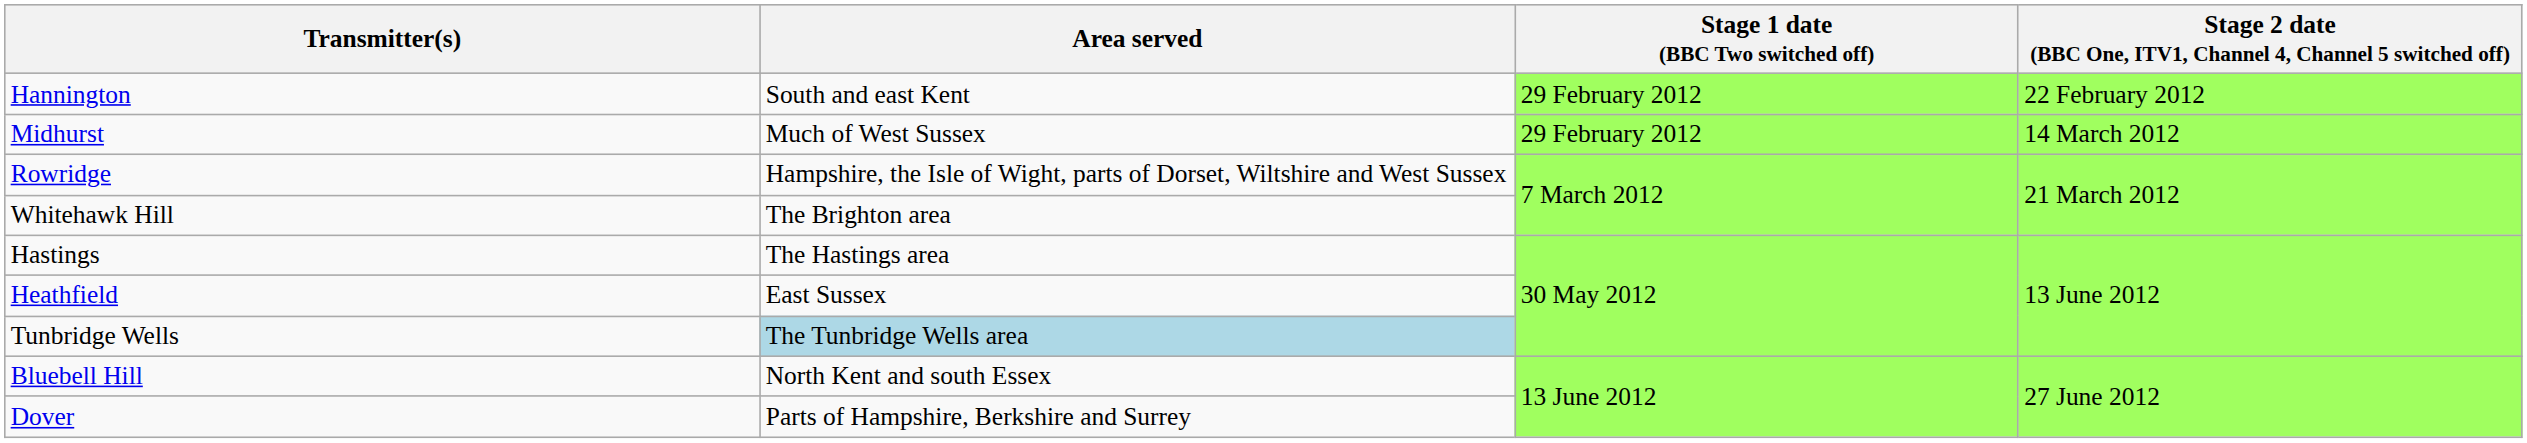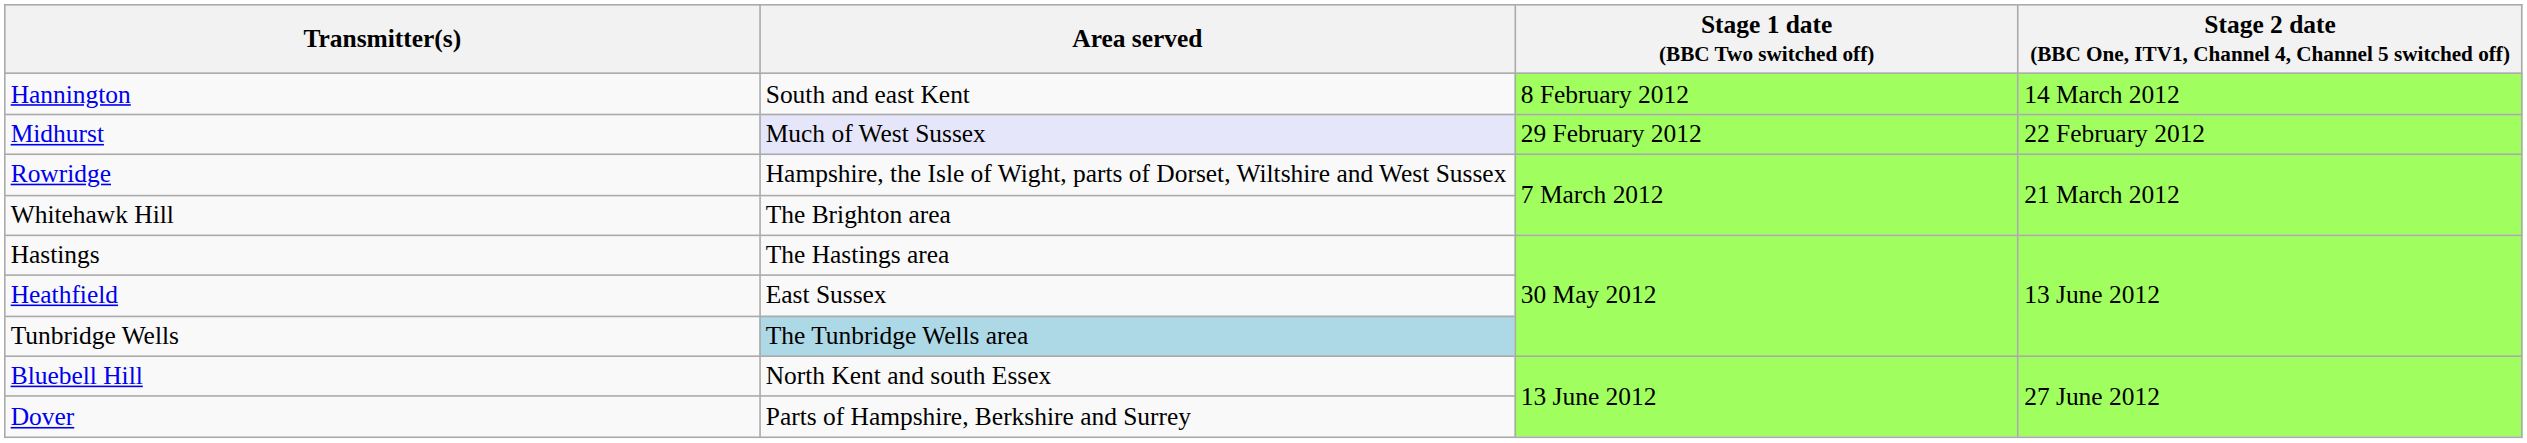(1611, 93) 29 February 2012 -> (1605, 93) 8 February 2012
(2115, 93) 22 February 2012 -> (2102, 93) 14 March 2012
(876, 133) no background -> (876, 133) lavender background
(2102, 133) 14 March 2012 -> (2115, 133) 22 February 2012
